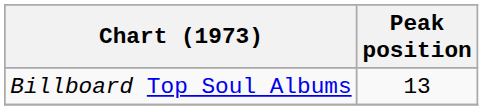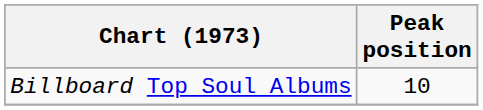(417, 87) 13 -> (417, 87) 10
